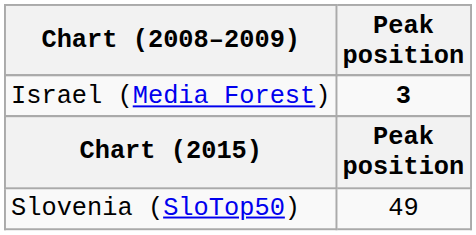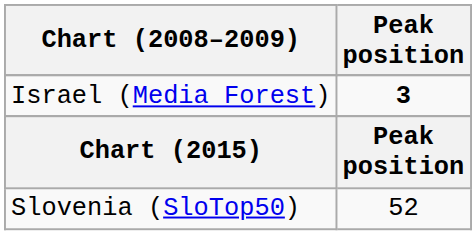(403, 208) 49 -> (403, 208) 52
